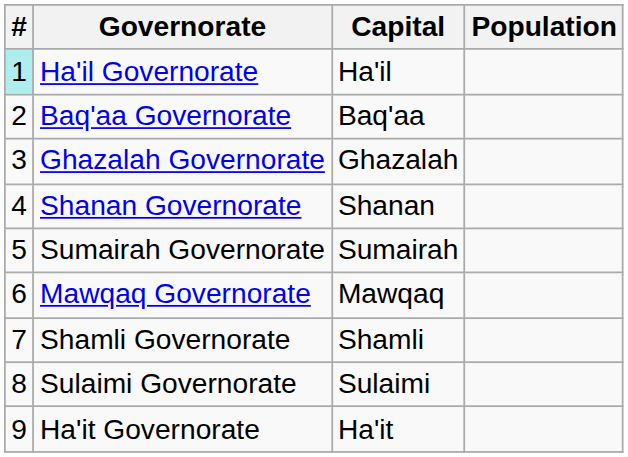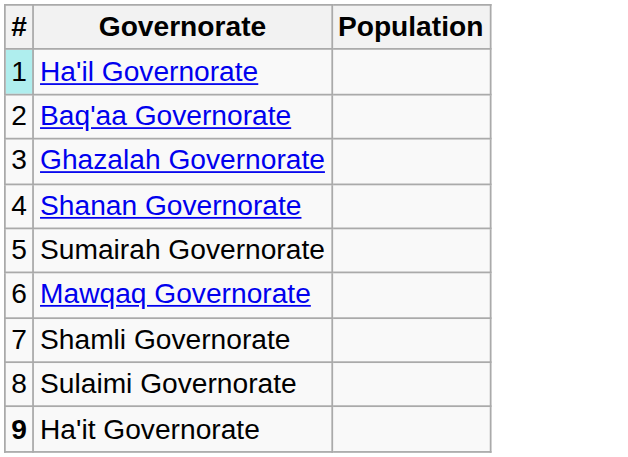- column: (398, 26)
(19, 428) normal -> (19, 428) bold
